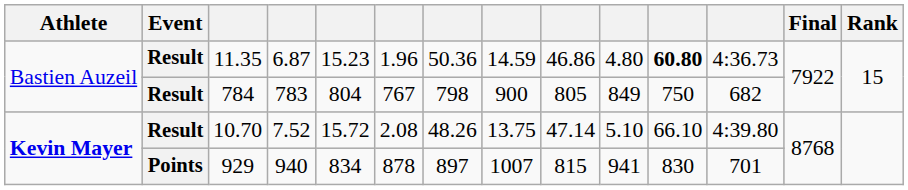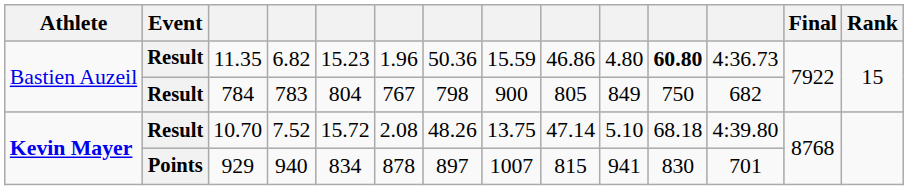(291, 58) 6.87 -> (291, 58) 6.82
(512, 58) 14.59 -> (512, 58) 15.59
(678, 130) 66.10 -> (678, 130) 68.18
